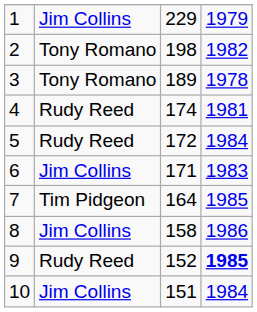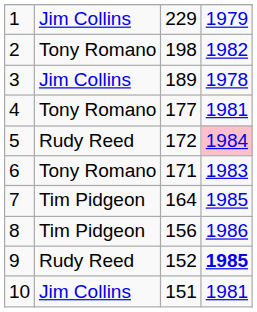(98, 79) Tony Romano -> (85, 79) Jim Collins
(87, 110) Rudy Reed -> (98, 110) Tony Romano
(181, 110) 174 -> (181, 110) 177
(227, 140) no background -> (227, 140) pink background
(85, 170) Jim Collins -> (98, 170) Tony Romano
(85, 230) Jim Collins -> (92, 230) Tim Pidgeon
(181, 230) 158 -> (181, 230) 156
(227, 291) 1984 -> (227, 291) 1981
